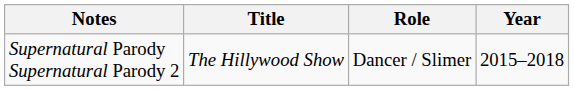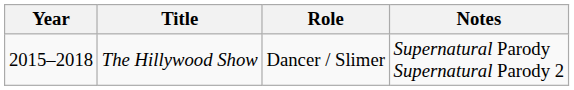columns swapped: (522, 19) <-> (94, 19)
